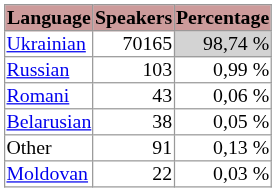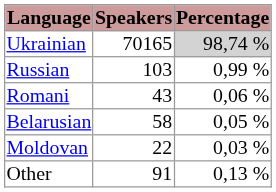(162, 121) 38 -> (162, 121) 58
rows swapped: (47, 173) <-> (29, 147)
